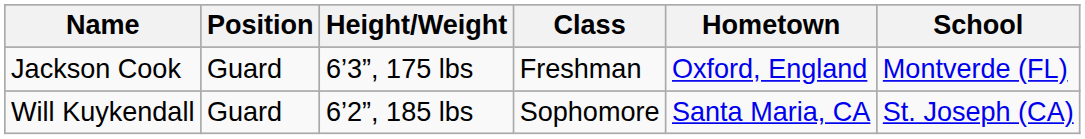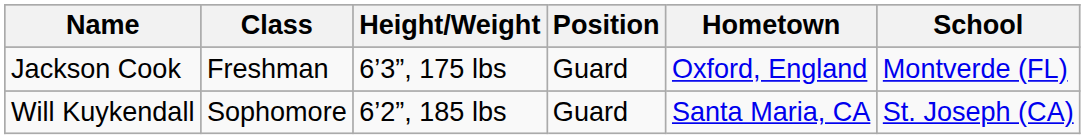columns swapped: (260, 25) <-> (590, 25)
